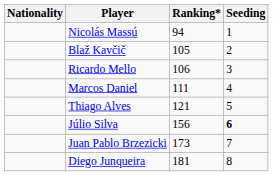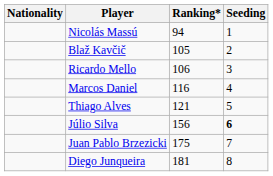(181, 87) 111 -> (181, 87) 116
(181, 143) 173 -> (181, 143) 175
